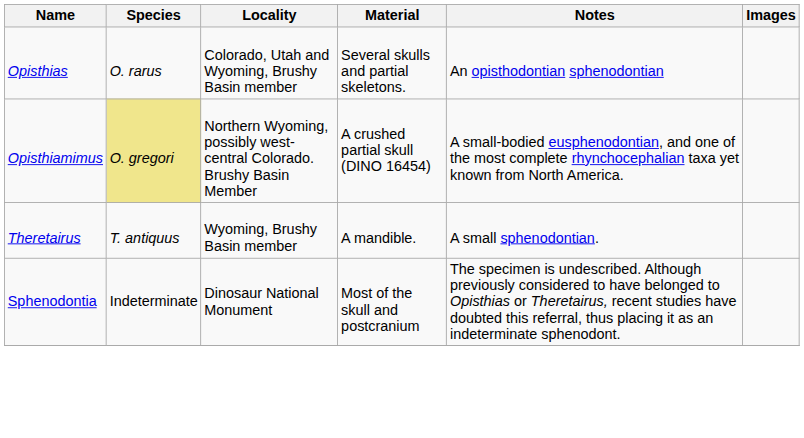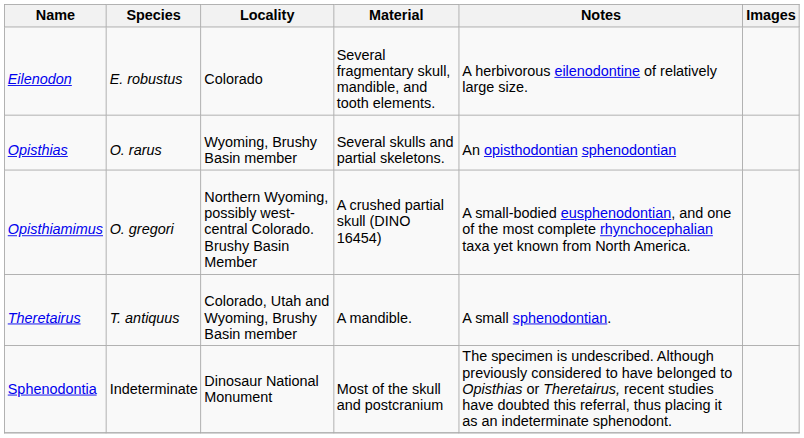+ row: (40, 79)
(267, 71) Colorado, Utah and Wyoming, Brushy Basin member -> (261, 150) Wyoming, Brushy Basin member
(142, 158) khaki background -> (142, 230) no background
(261, 238) Wyoming, Brushy Basin member -> (267, 317) Colorado, Utah and Wyoming, Brushy Basin member
